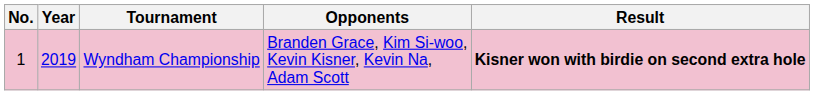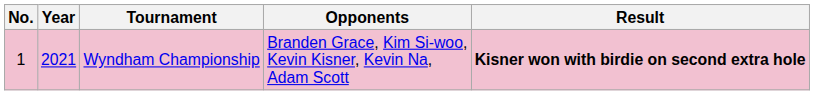(59, 60) 2019 -> (59, 60) 2021
